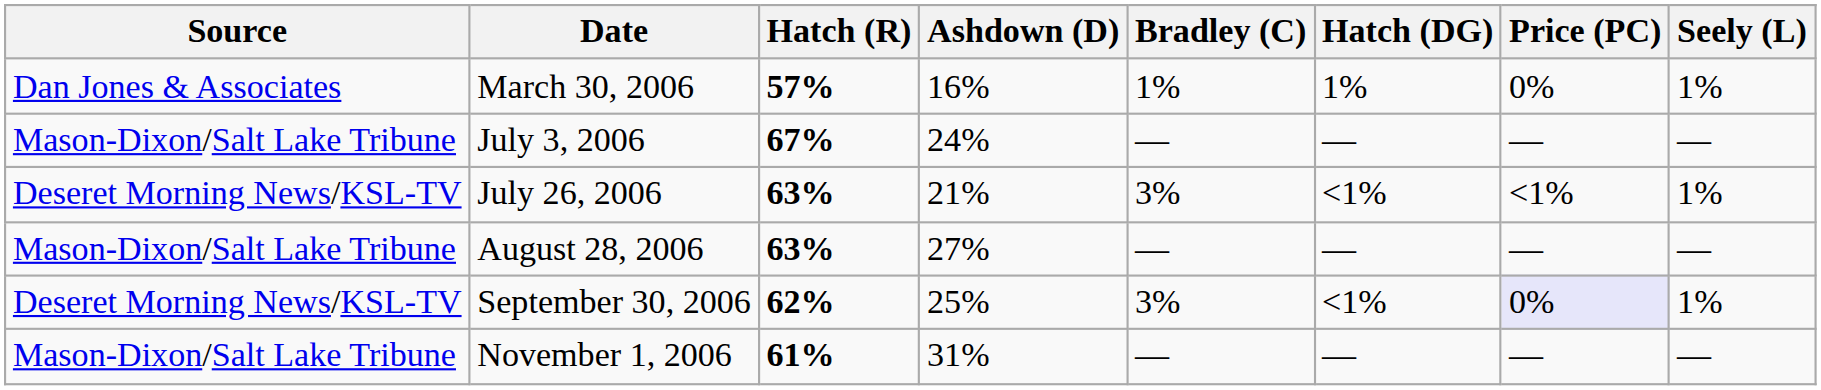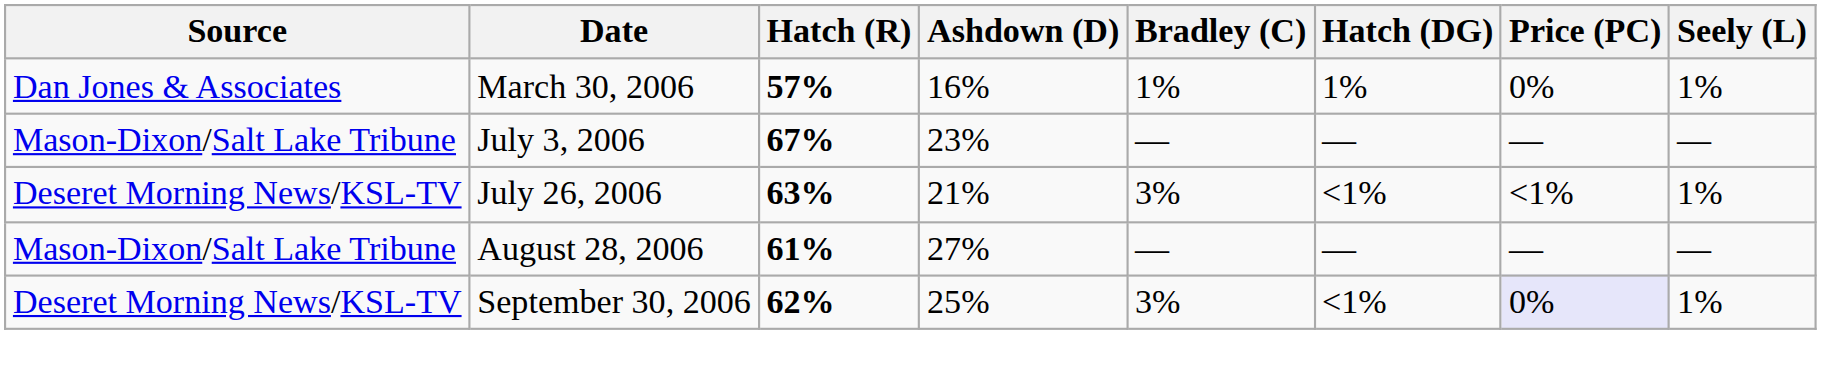(958, 139) 24% -> (958, 139) 23%
(801, 247) 63% -> (801, 247) 61%
- row: (605, 355)
